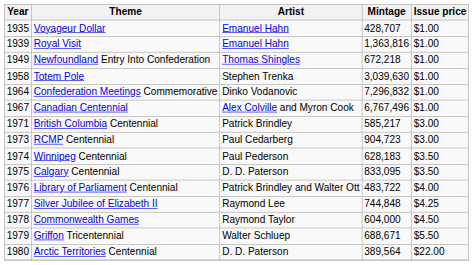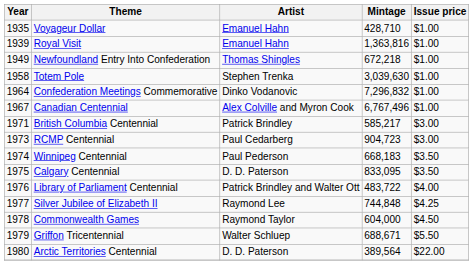(382, 28) 428,707 -> (382, 28) 428,710
(382, 156) 628,183 -> (382, 156) 668,183
